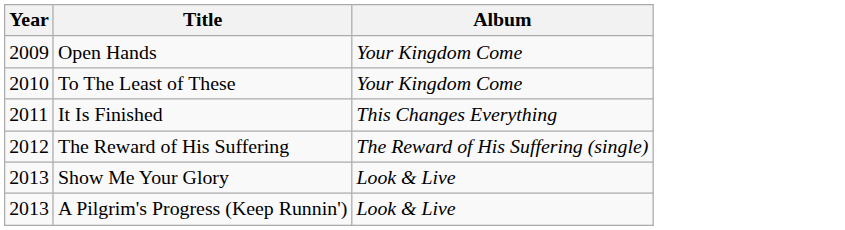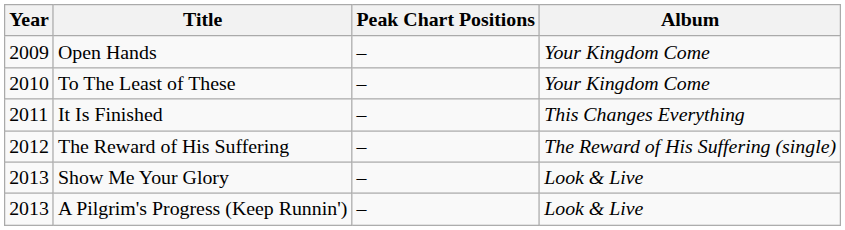+ column: (446, 20)
